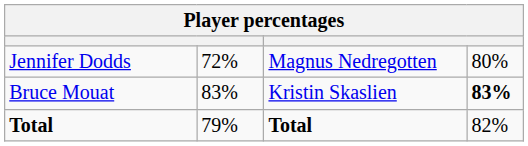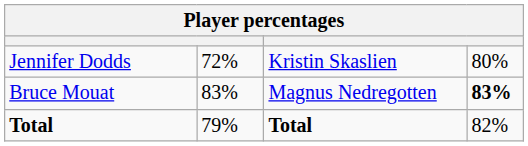(353, 61) Magnus Nedregotten -> (333, 61) Kristin Skaslien
(333, 93) Kristin Skaslien -> (353, 93) Magnus Nedregotten
